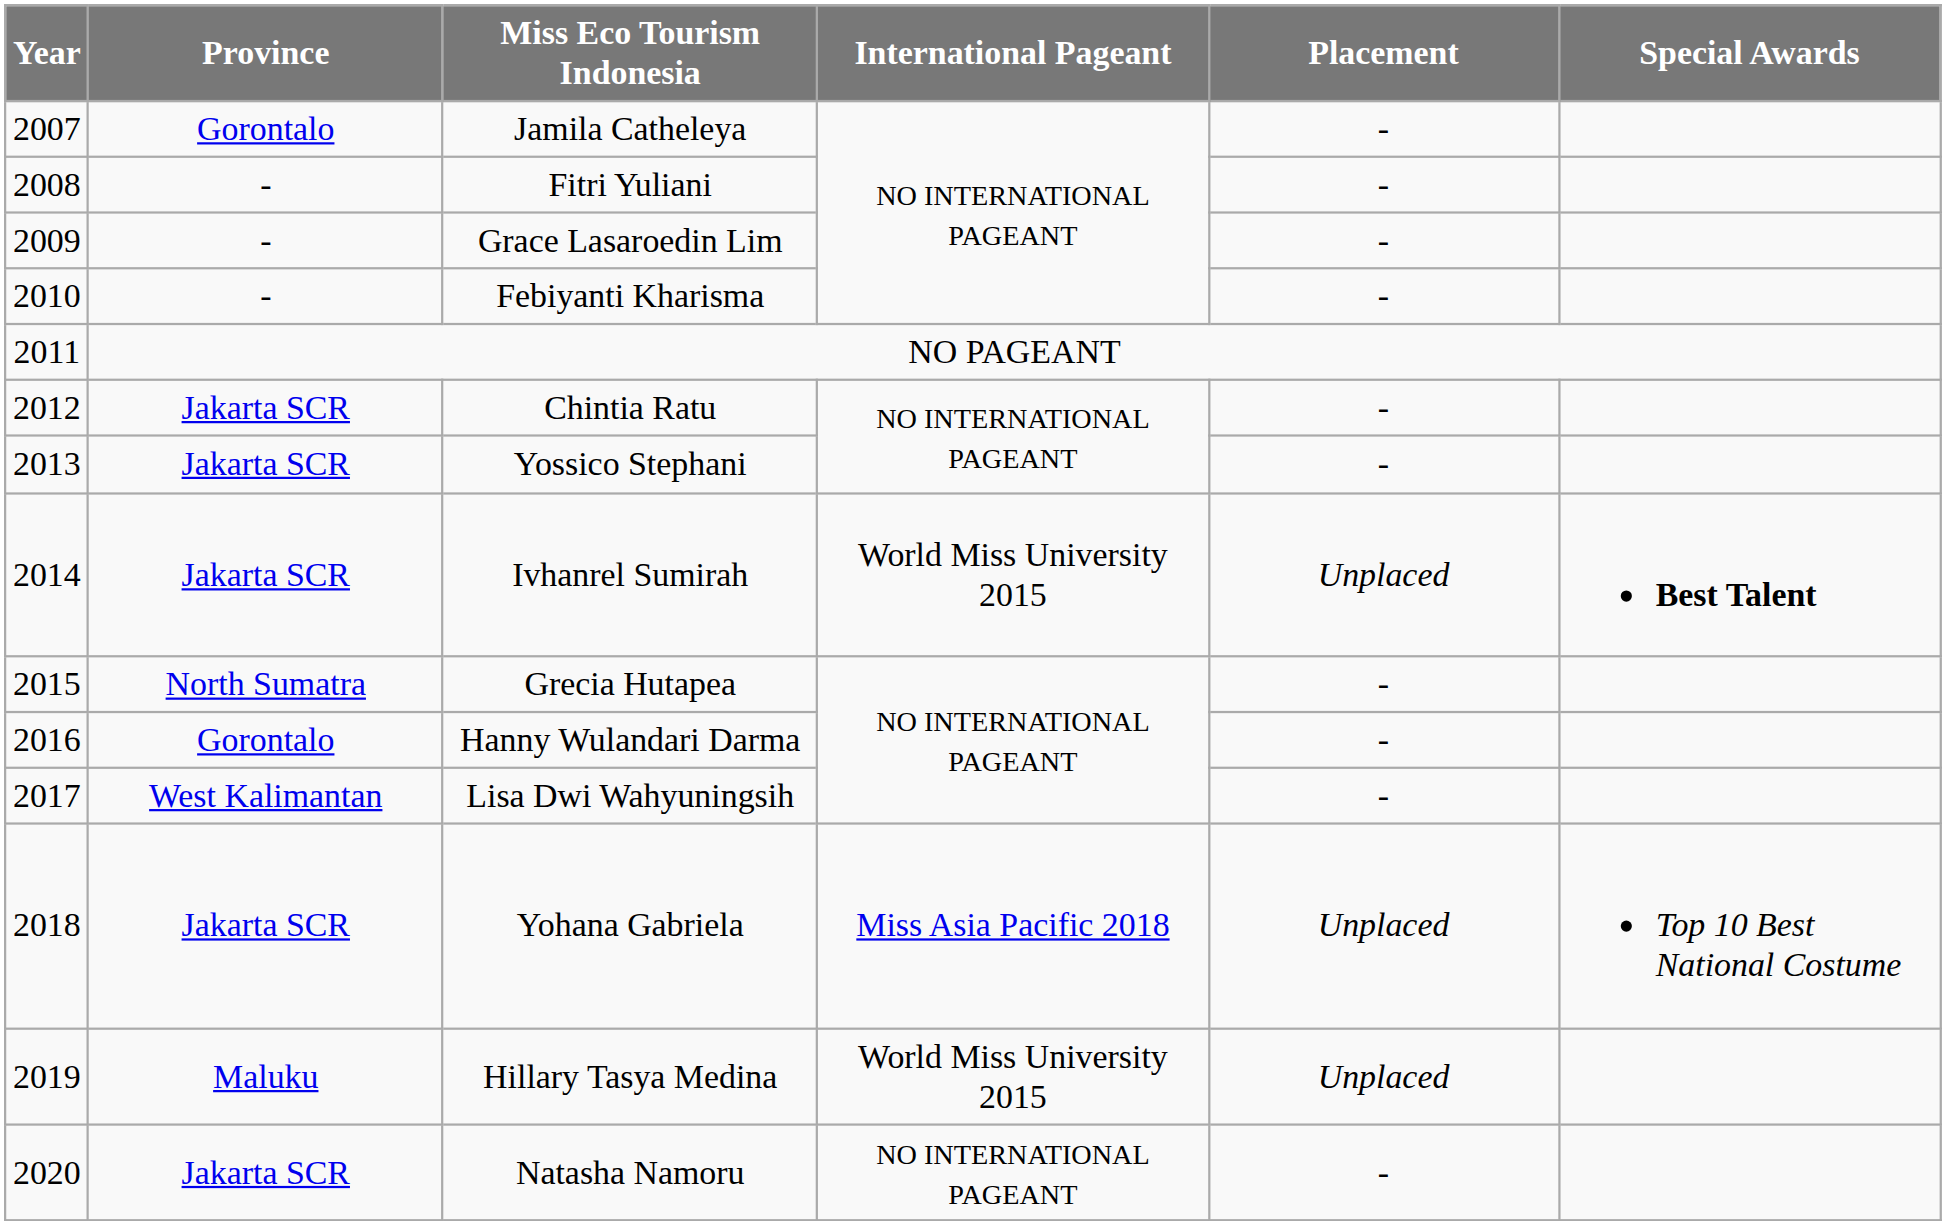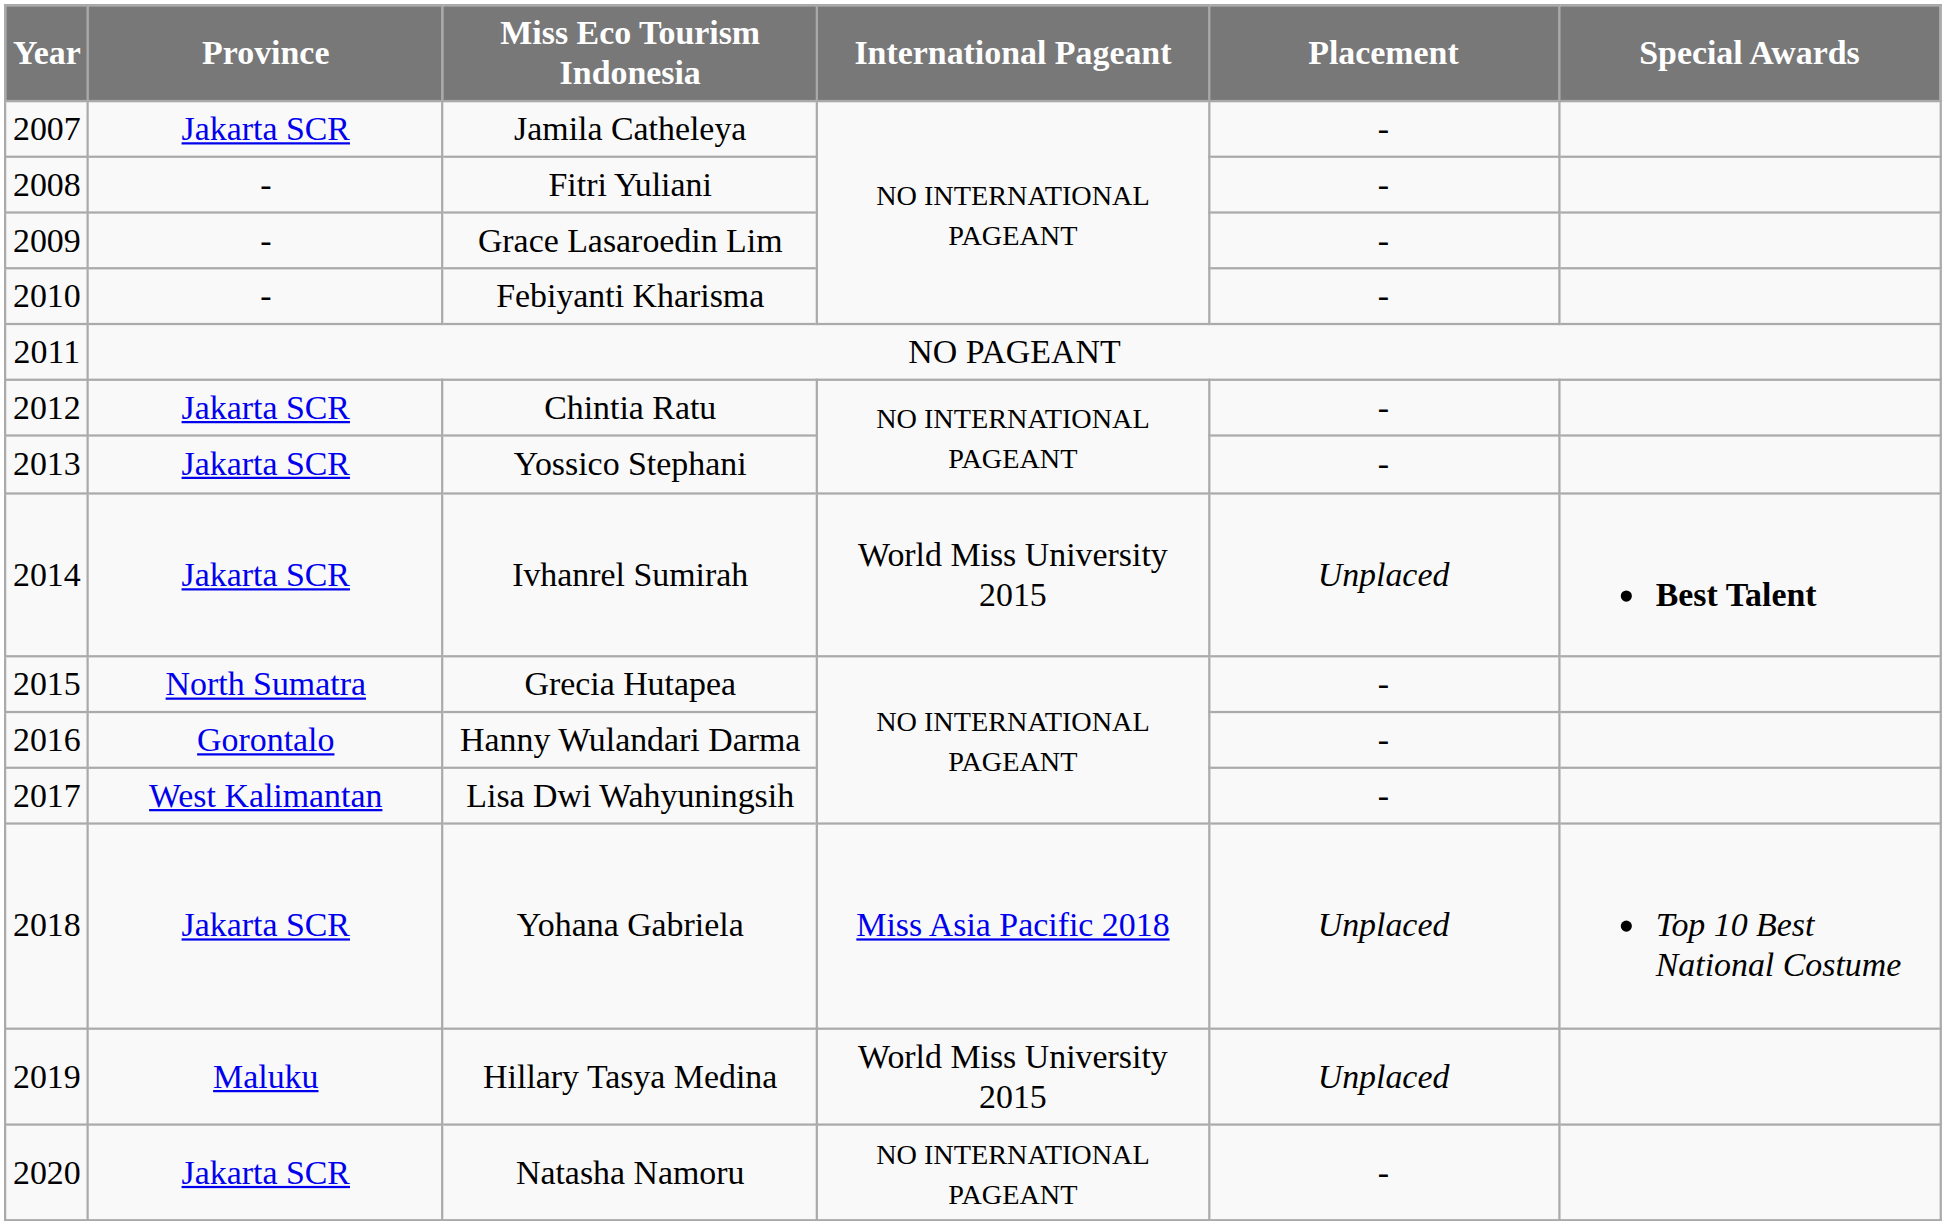(266, 128) Gorontalo -> (266, 128) Jakarta SCR
